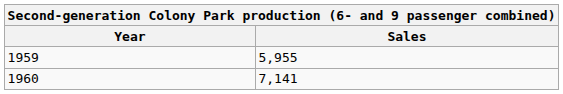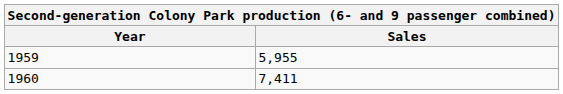(278, 79) 7,141 -> (278, 79) 7,411
